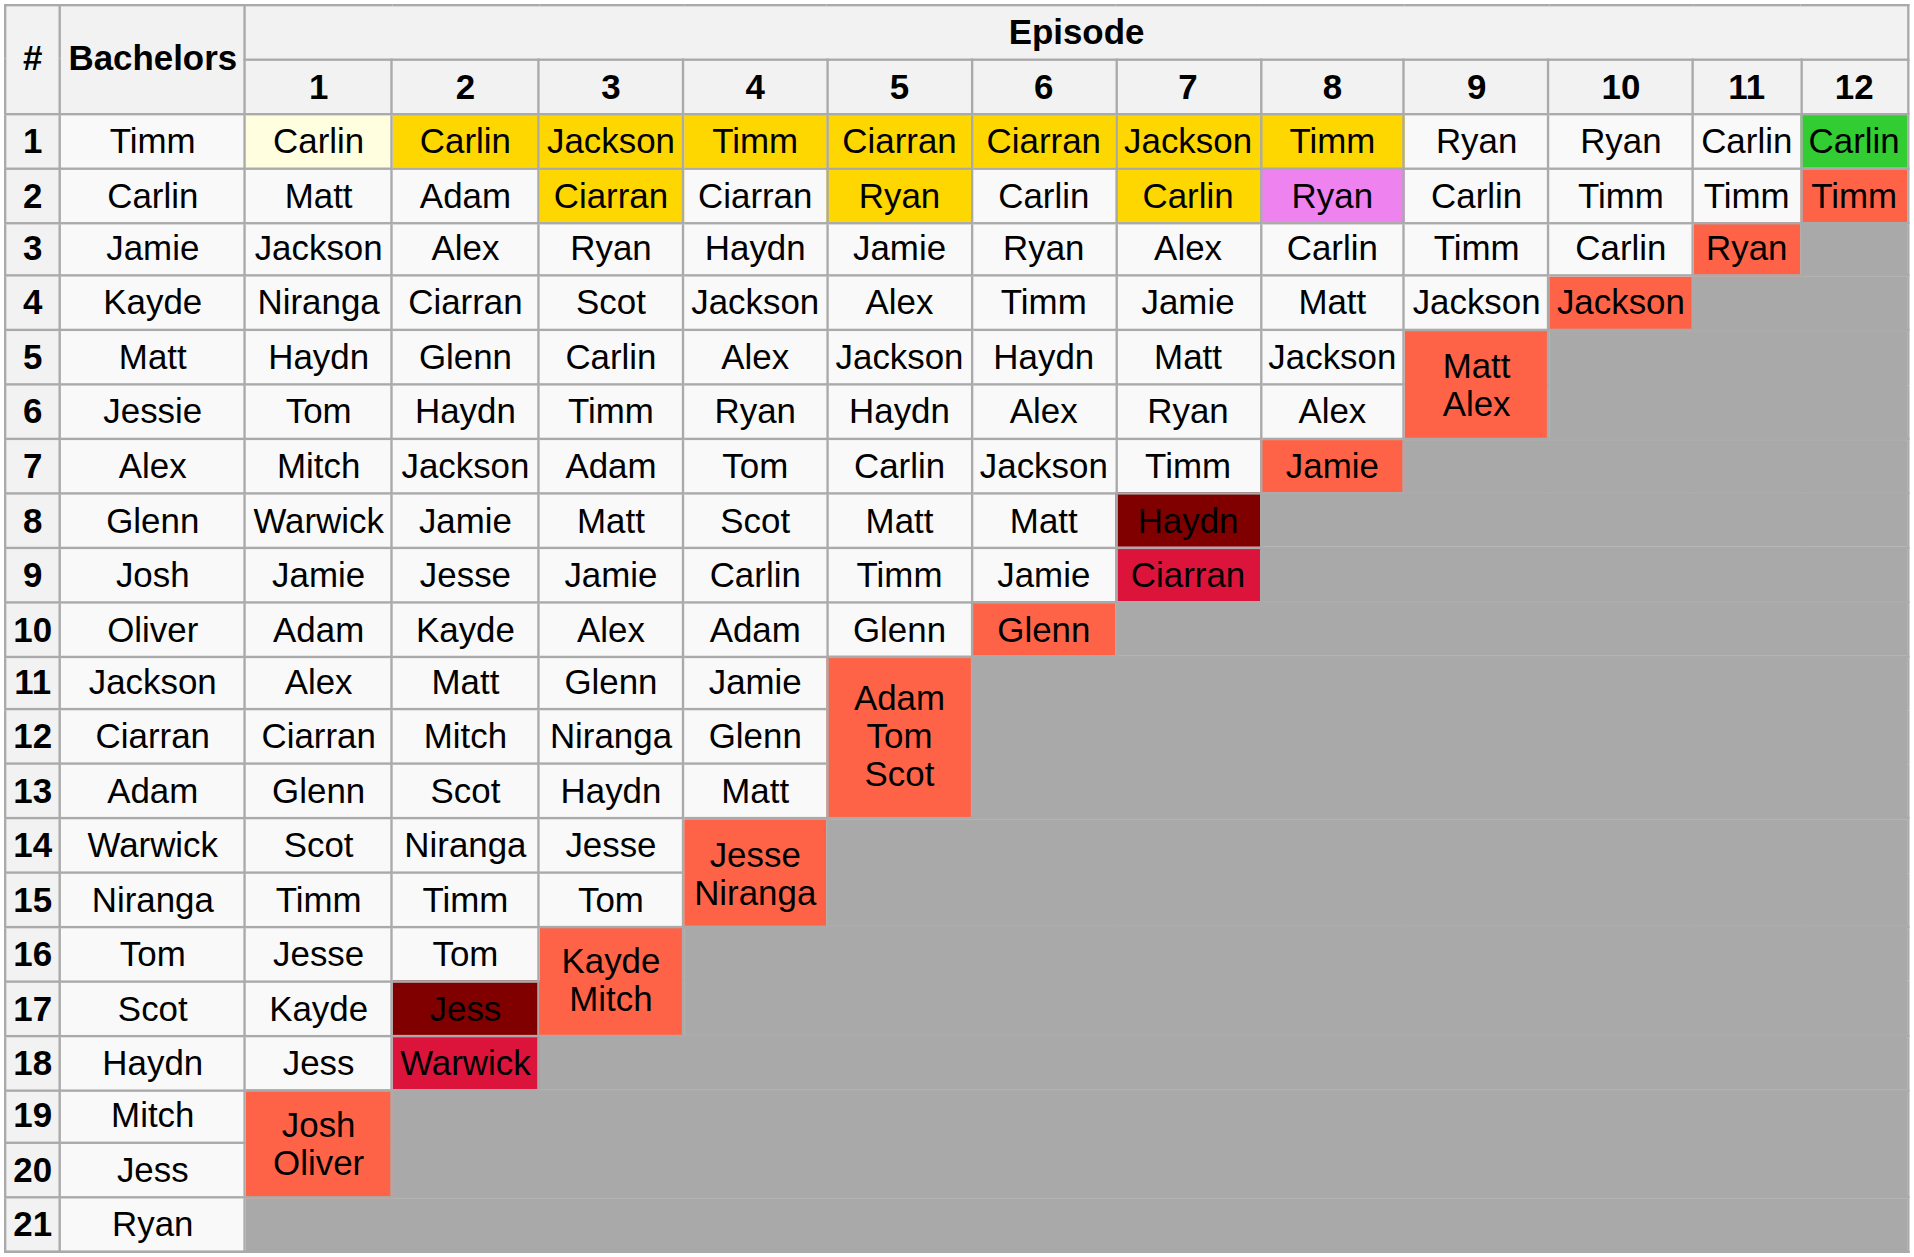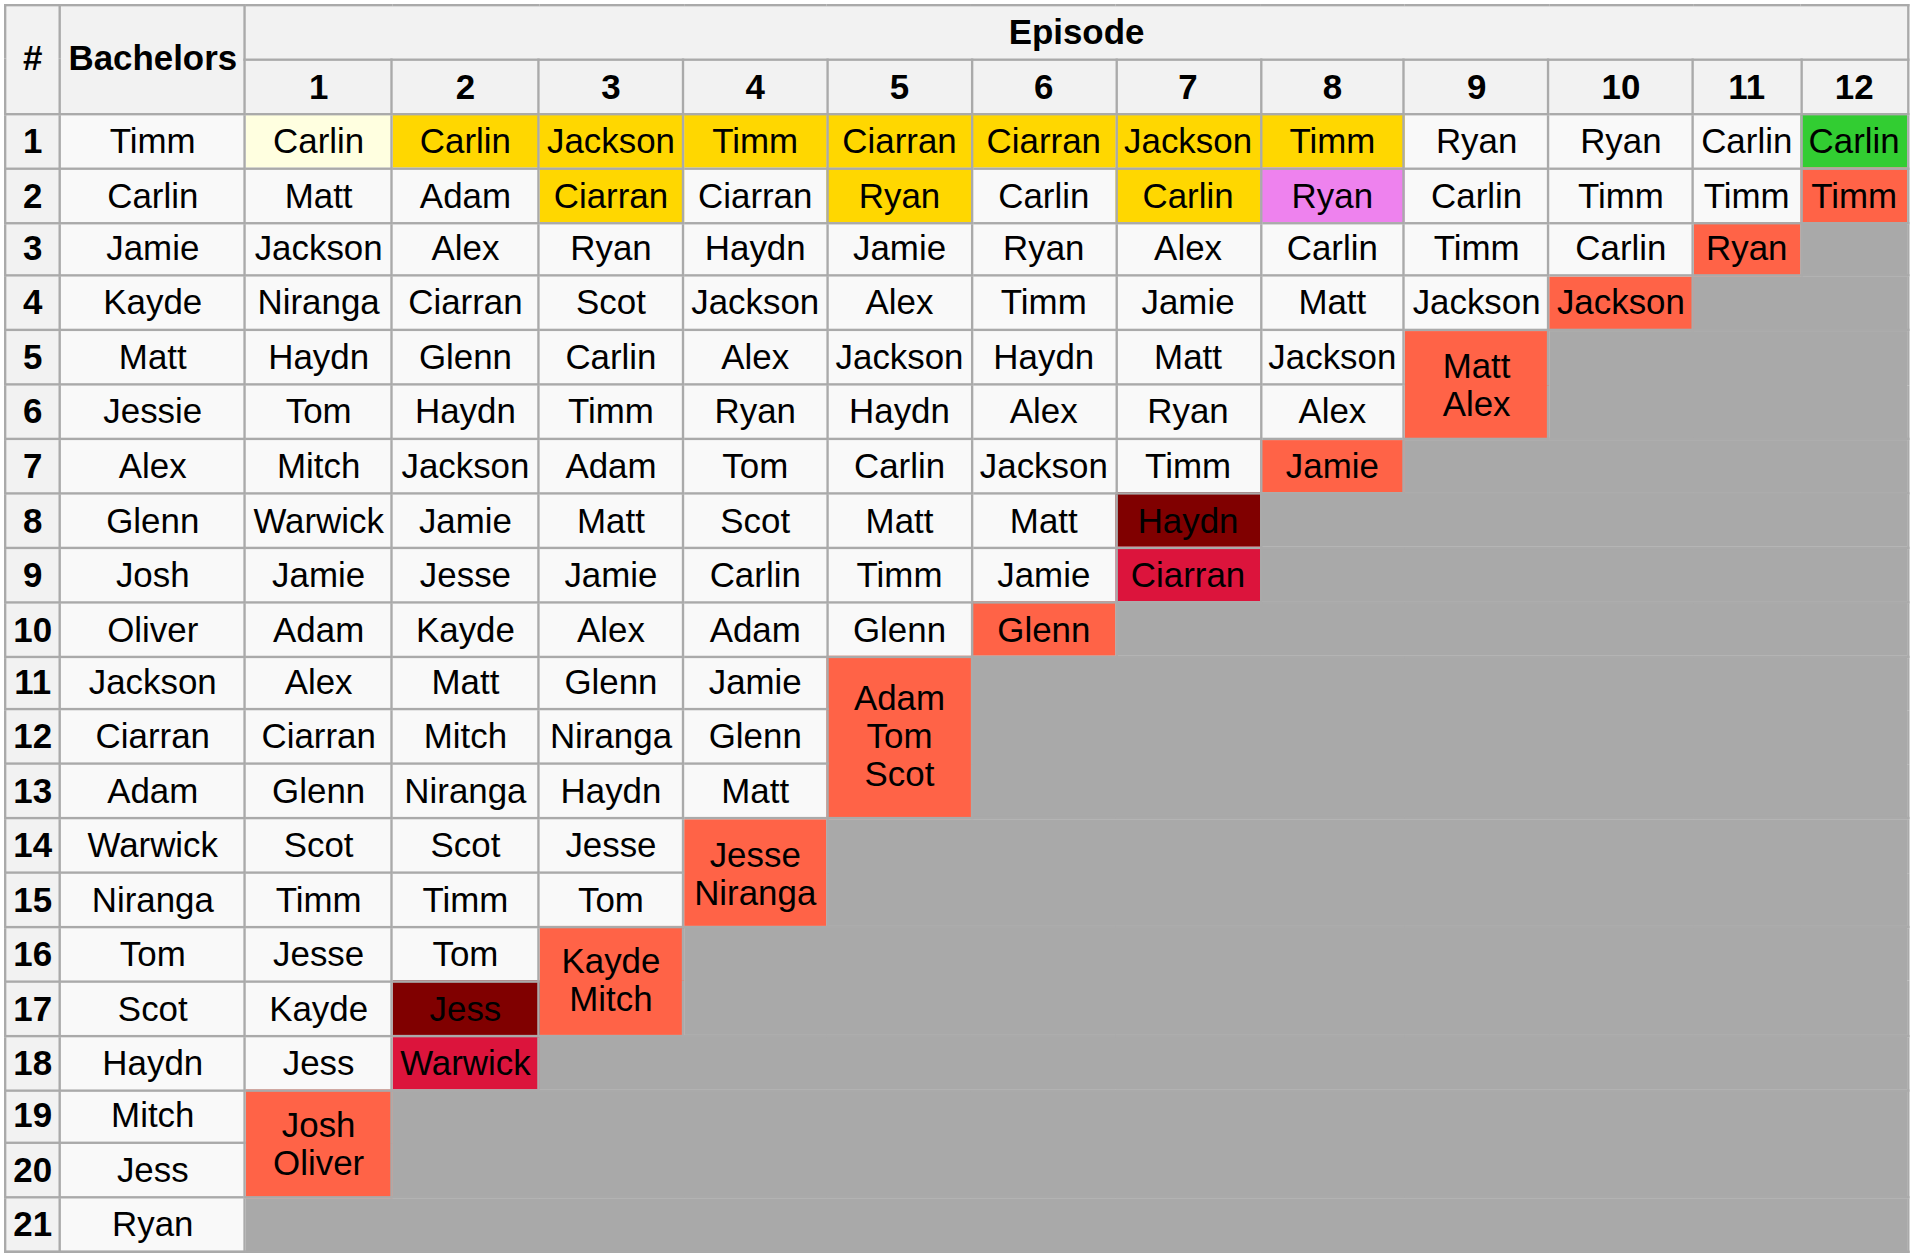(465, 791) Scot -> (465, 791) Niranga
(465, 845) Niranga -> (465, 845) Scot
